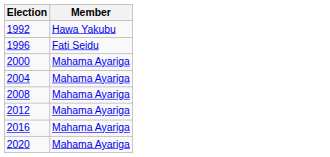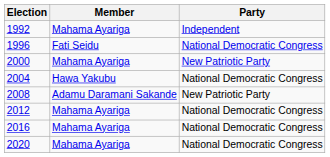+ column: (252, 12)
(84, 29) Hawa Yakubu -> (91, 29) Mahama Ayariga
(91, 78) Mahama Ayariga -> (84, 78) Hawa Yakubu
(91, 95) Mahama Ayariga -> (114, 95) Adamu Daramani Sakande
